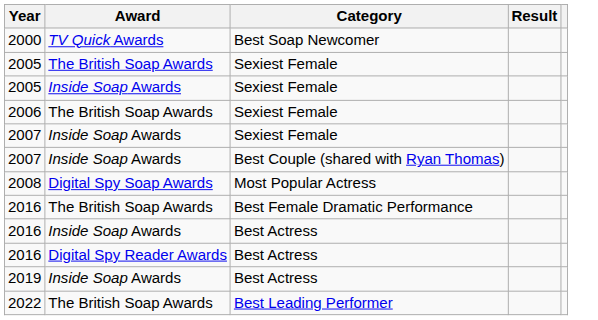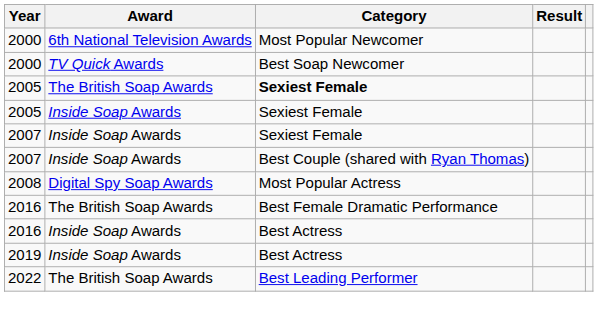+ row: (25, 40)
(286, 64) normal -> (313, 87) bold
- row: (25, 111)
- row: (25, 254)
